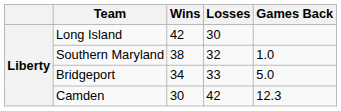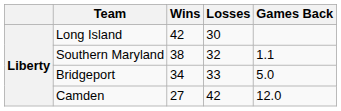(265, 55) 1.0 -> (265, 55) 1.1
(177, 95) 30 -> (177, 95) 27
(269, 95) 12.3 -> (269, 95) 12.0
